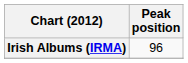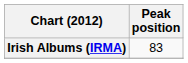(156, 48) 96 -> (156, 48) 83
